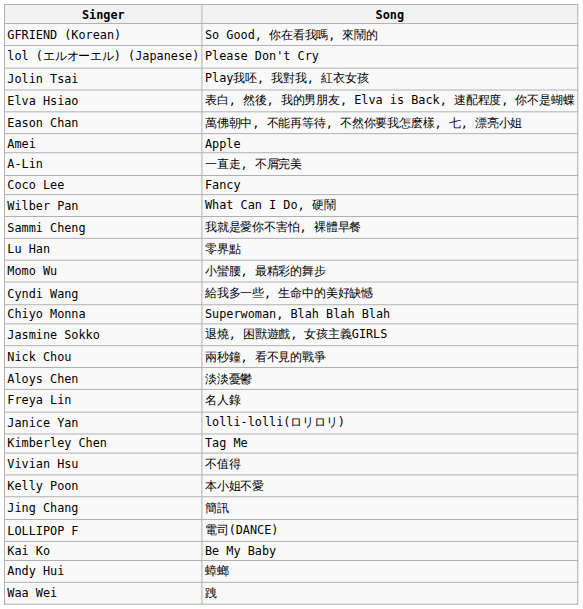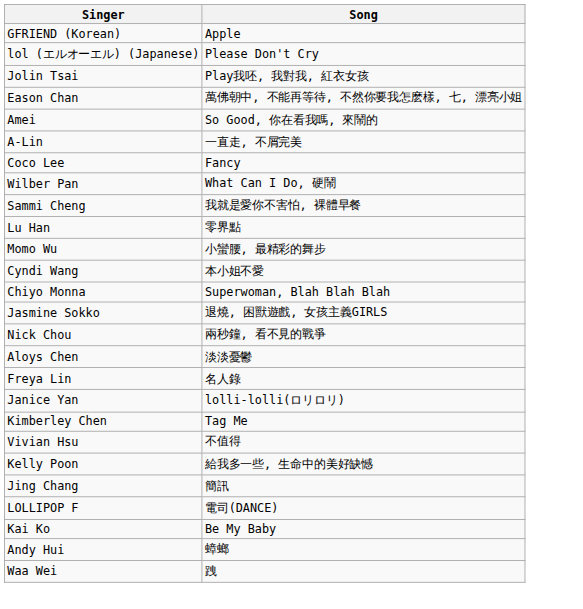(291, 34) So Good, 你在看我嗎, 來鬧的 -> (223, 33) Apple
- row: (43, 101)
(223, 143) Apple -> (291, 120) So Good, 你在看我嗎, 來鬧的
(289, 293) 給我多一些, 生命中的美好缺憾 -> (235, 271) 本小姐不愛
(235, 486) 本小姐不愛 -> (289, 464) 給我多一些, 生命中的美好缺憾
